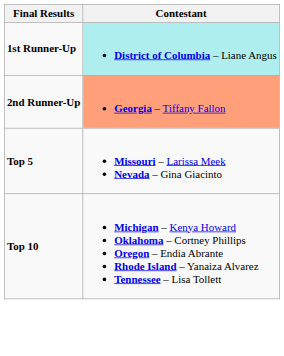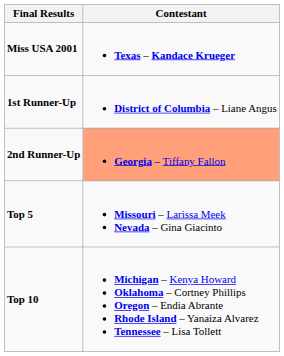+ row: (42, 49)
(181, 56) paleturquoise background -> (181, 108) no background
